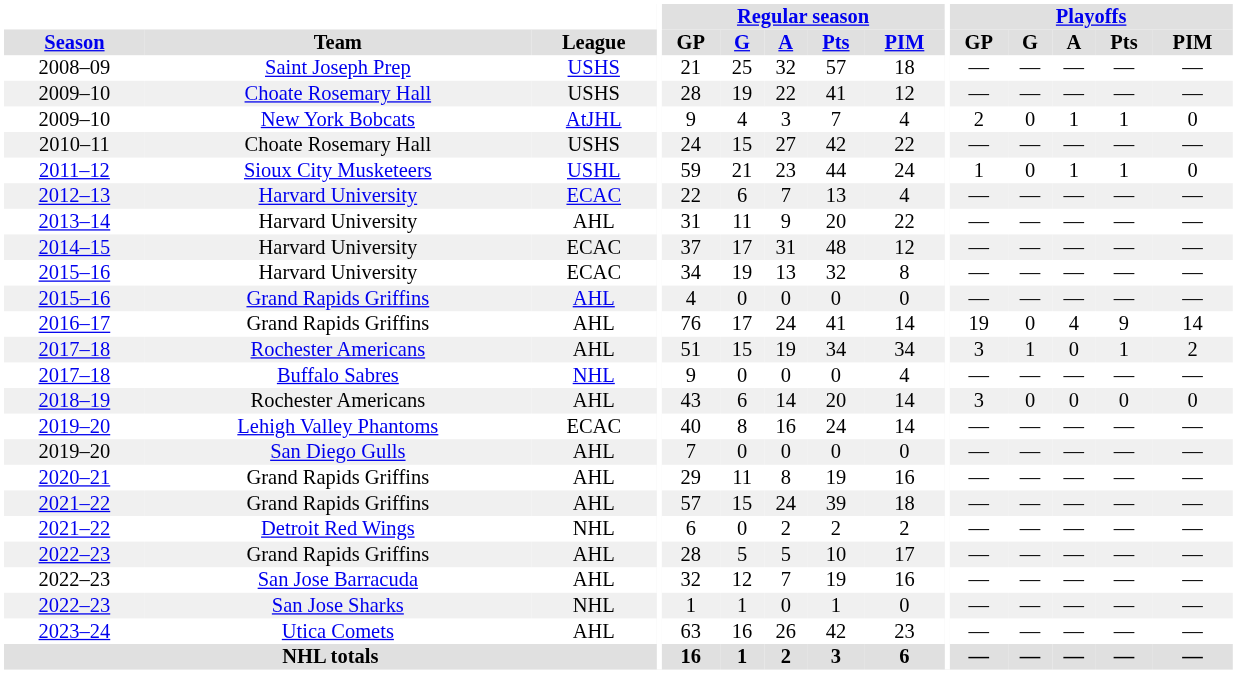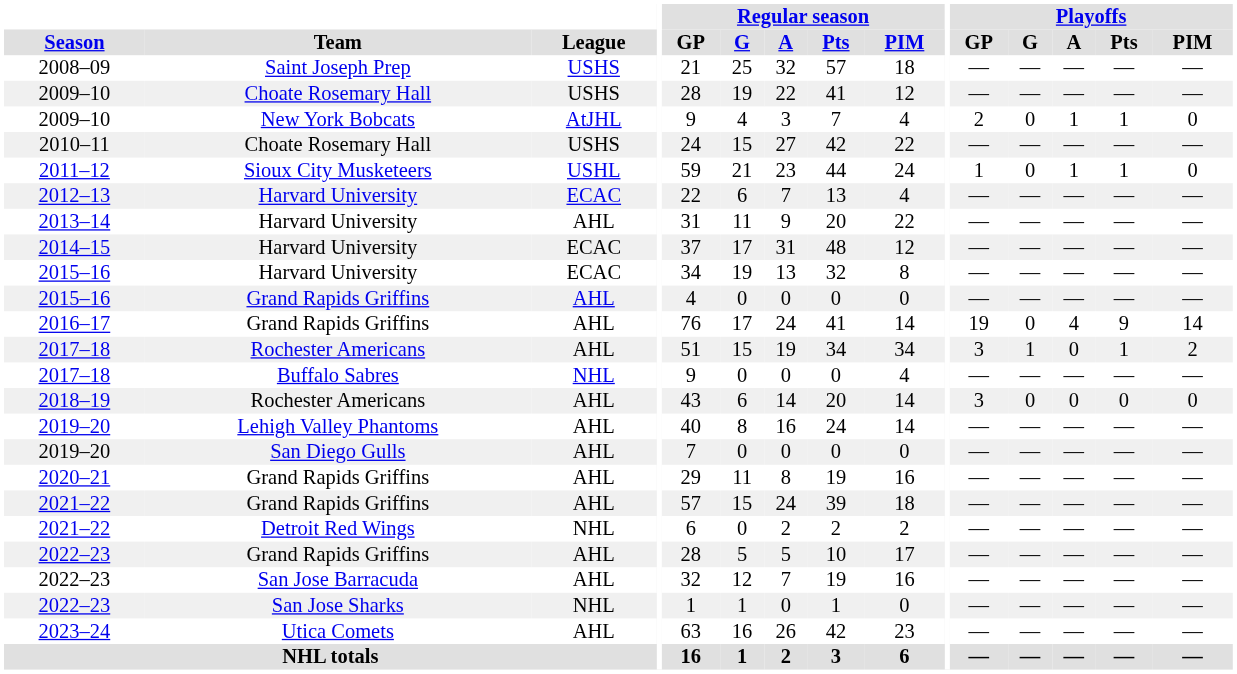(594, 426) ECAC -> (594, 426) AHL
